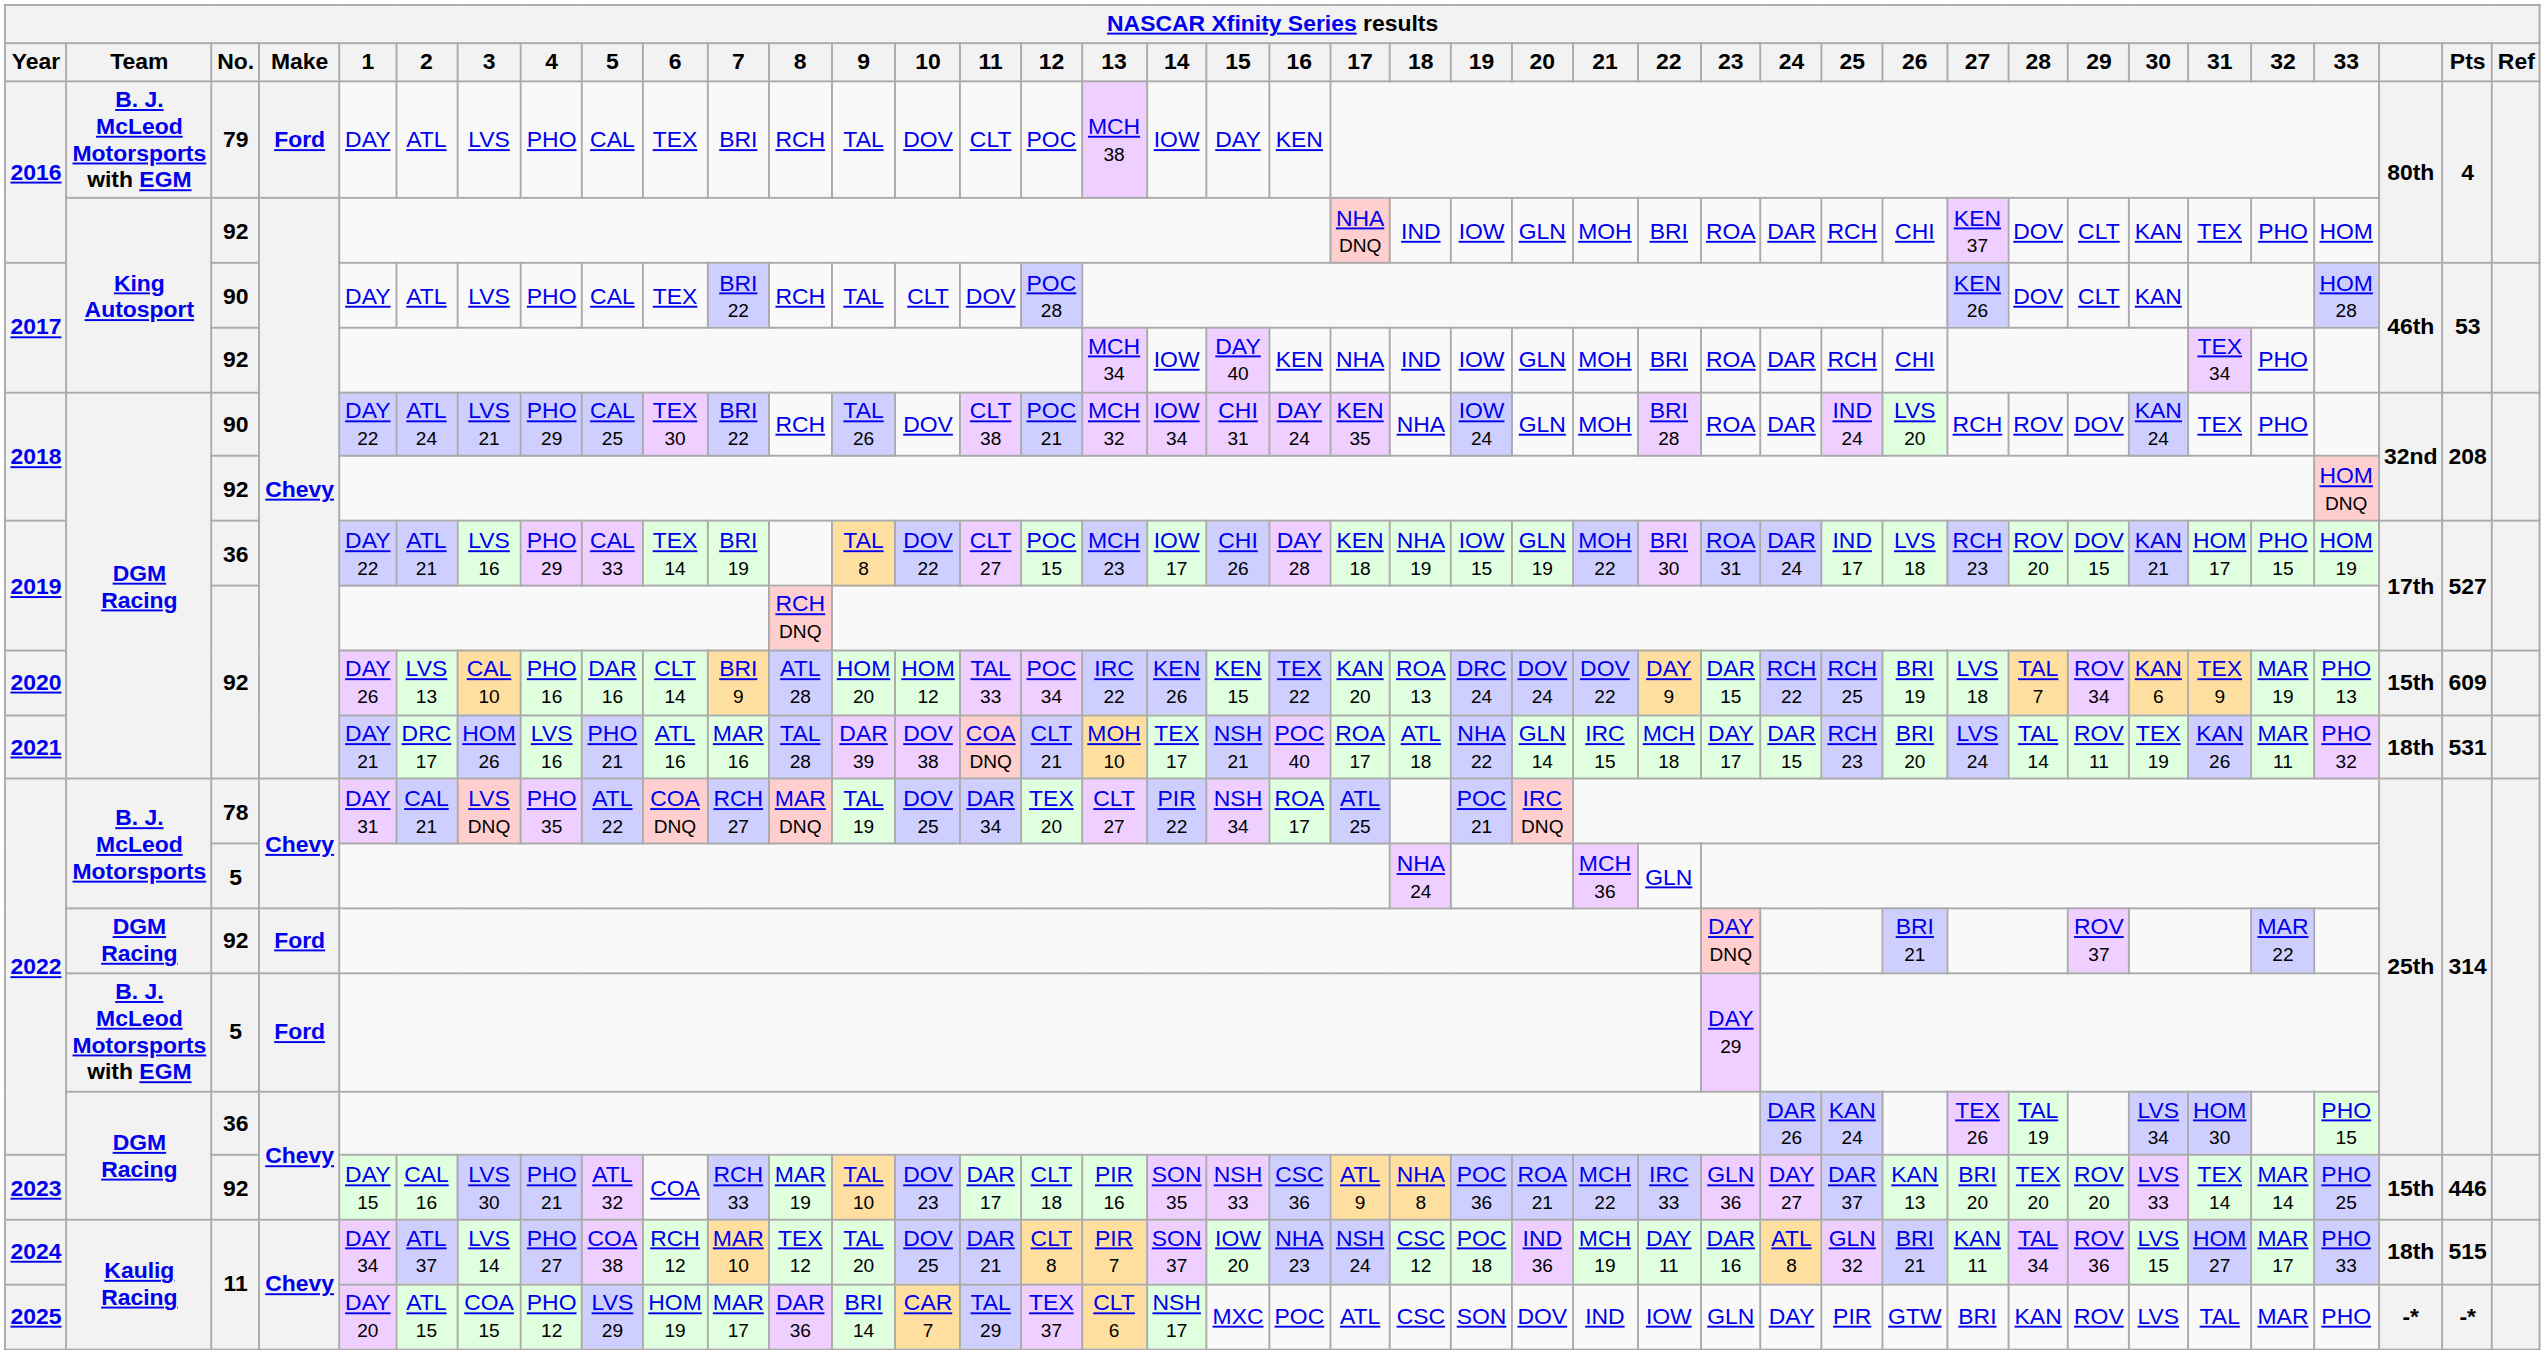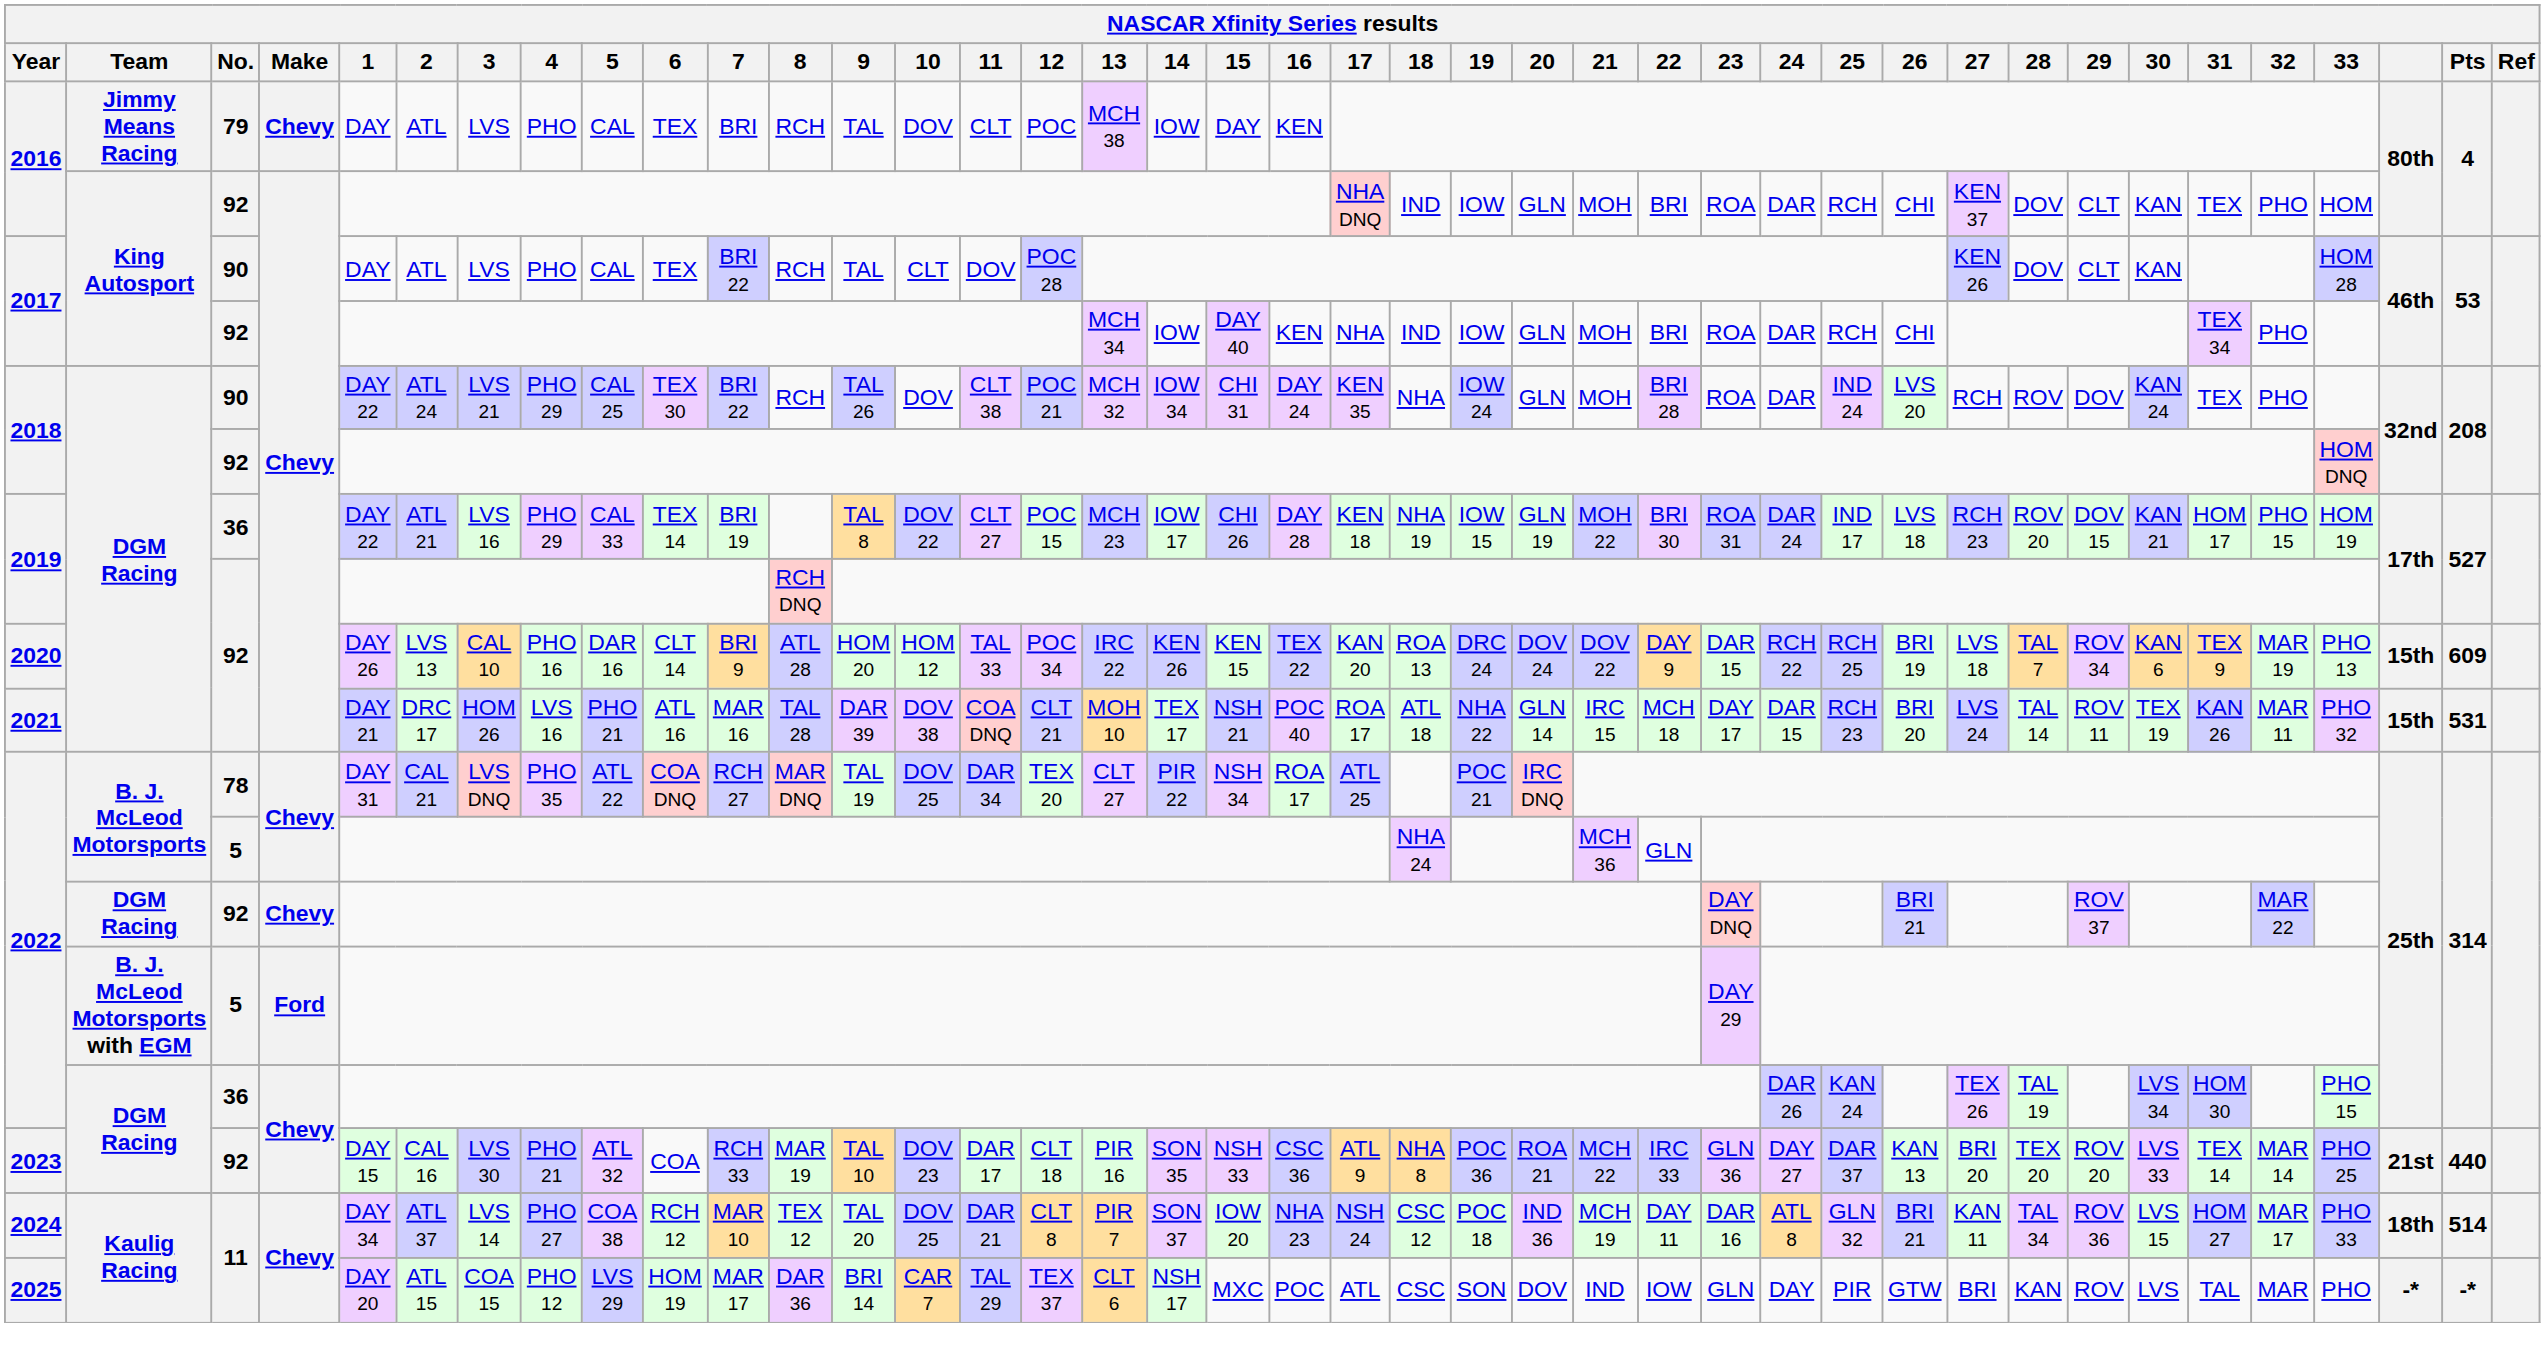(139, 140) B. J. McLeod Motorsports with EGM -> (139, 126) Jimmy Means Racing
(300, 140) Ford -> (300, 126) Chevy
(2411, 747) 18th -> (2411, 720) 15th
(300, 941) Ford -> (300, 914) Chevy
(2411, 1188) 15th -> (2411, 1161) 21st
(2468, 1188) 446 -> (2468, 1161) 440
(2468, 1252) 515 -> (2468, 1225) 514
